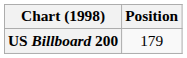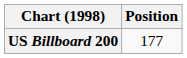(152, 41) 179 -> (152, 41) 177
